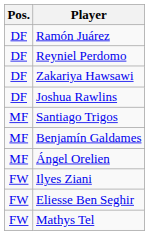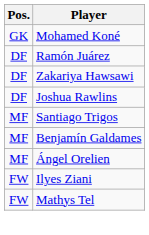+ row: (78, 35)
- row: (81, 55)
- row: (85, 199)
